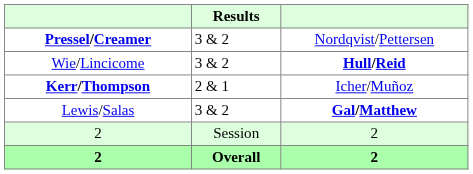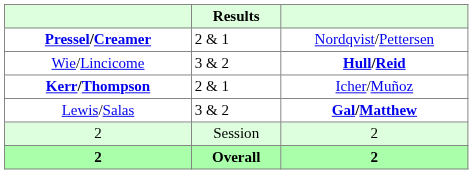(212, 39) 3 & 2 -> (212, 39) 2 & 1
